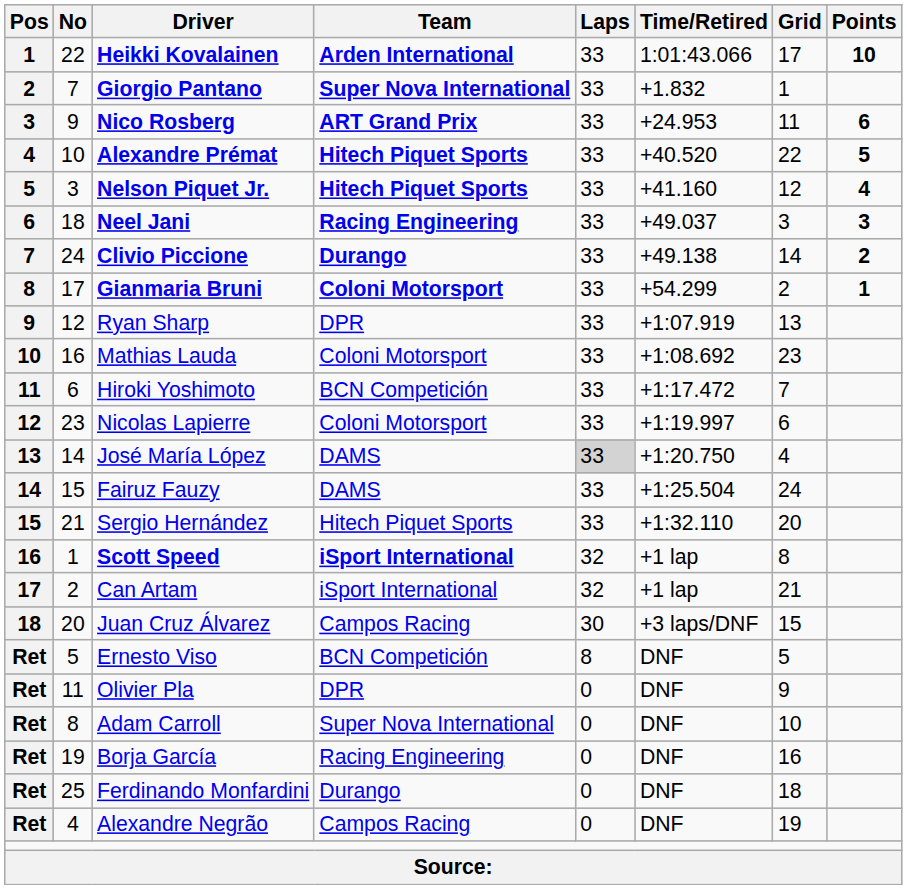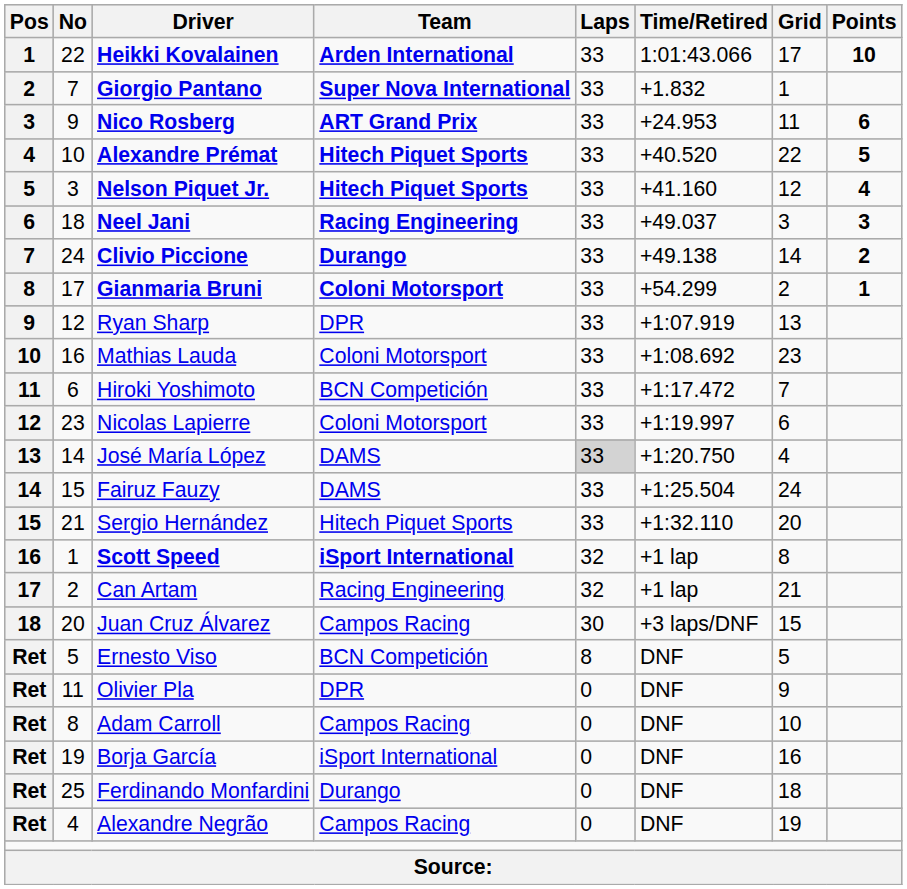(408, 590) iSport International -> (412, 590) Racing Engineering
(437, 723) Super Nova International -> (395, 723) Campos Racing
(412, 757) Racing Engineering -> (408, 757) iSport International
